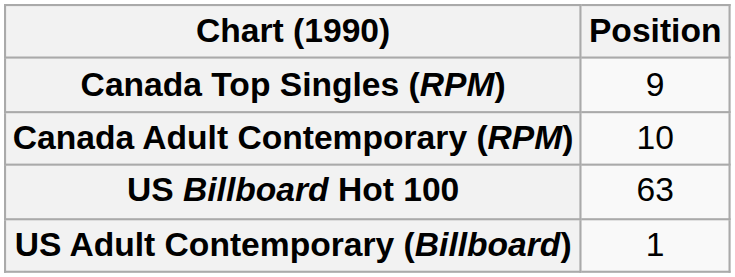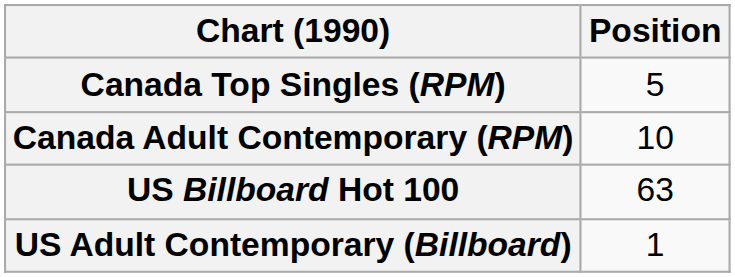(655, 84) 9 -> (655, 84) 5
